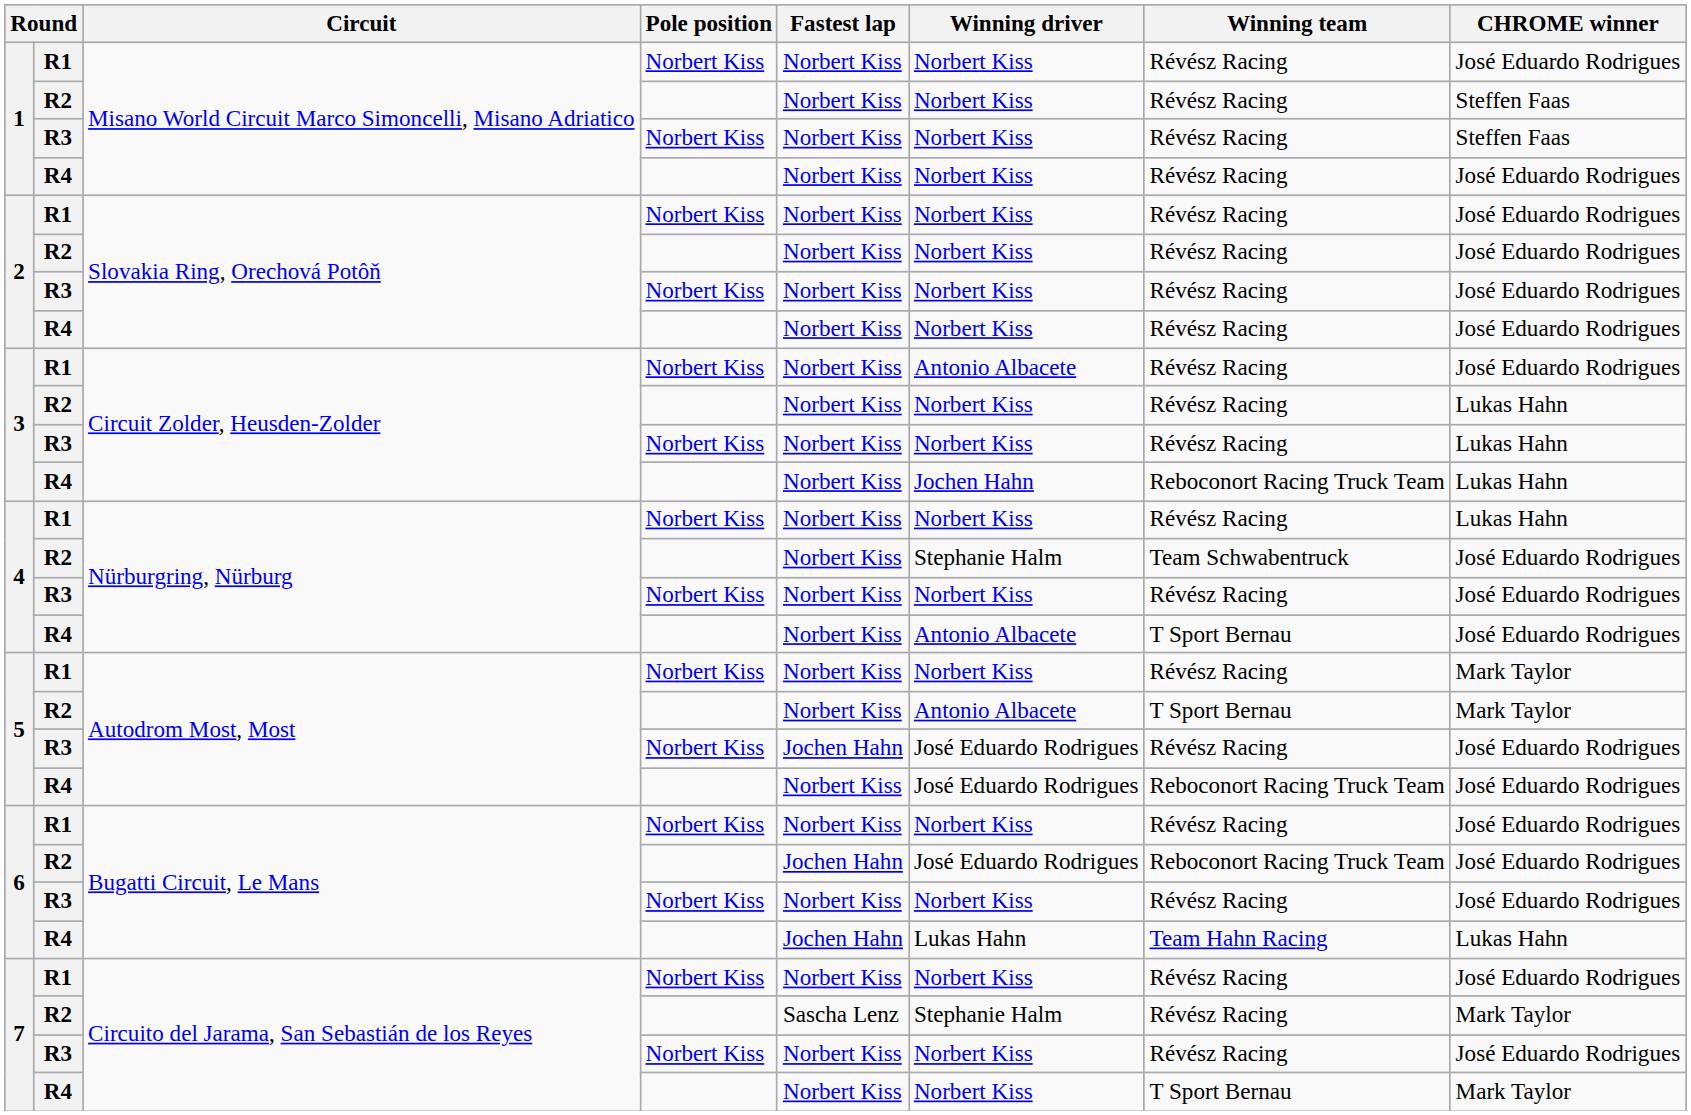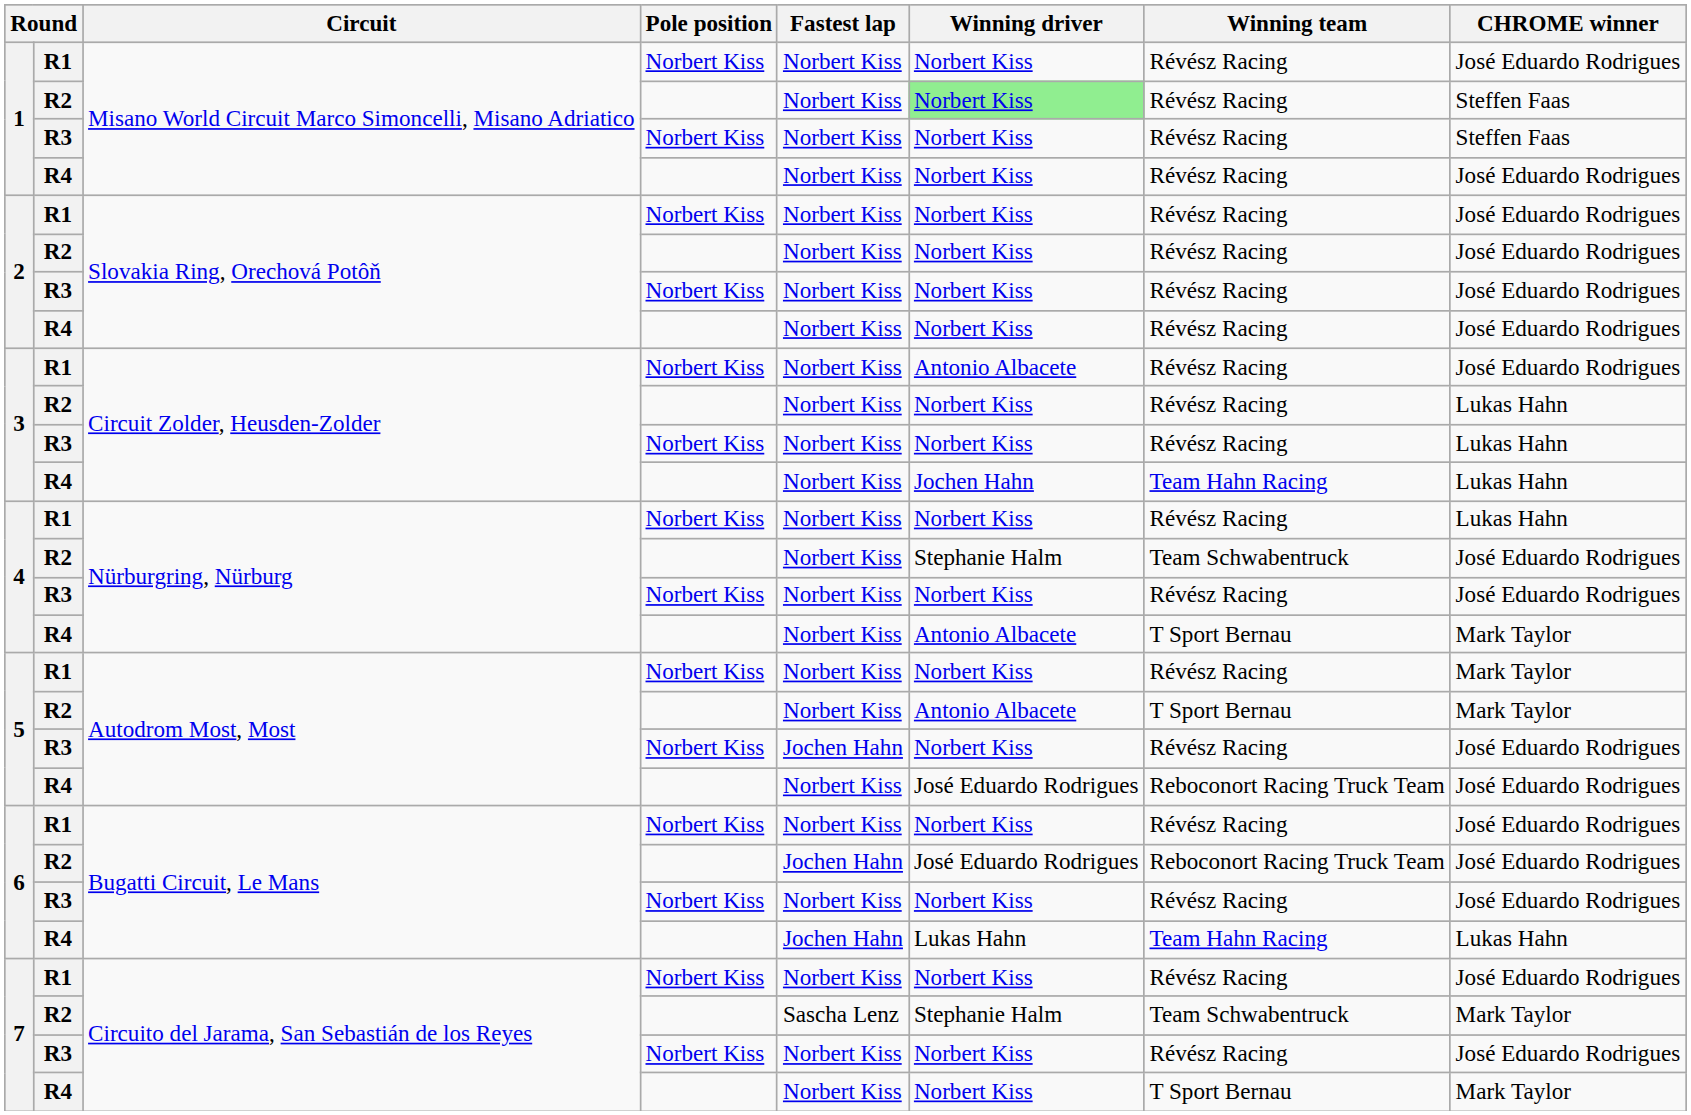(973, 99) no background -> (973, 99) lightgreen background
(1297, 480) Reboconort Racing Truck Team -> (1239, 480) Team Hahn Racing
(1568, 633) José Eduardo Rodrigues -> (1513, 633) Mark Taylor
(1026, 747) José Eduardo Rodrigues -> (973, 747) Norbert Kiss
(1219, 1014) Révész Racing -> (1249, 1014) Team Schwabentruck
